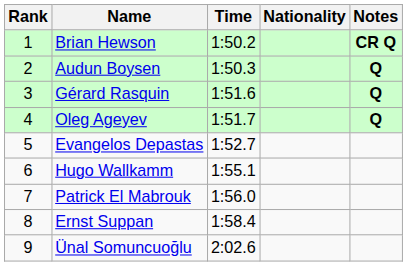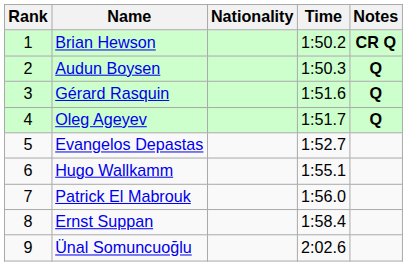columns swapped: (305, 17) <-> (233, 17)
